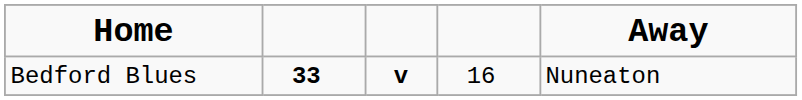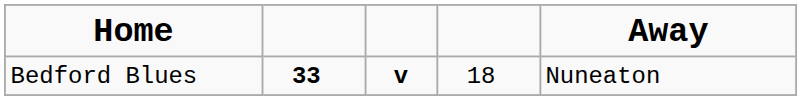(488, 76) 16 -> (488, 76) 18
